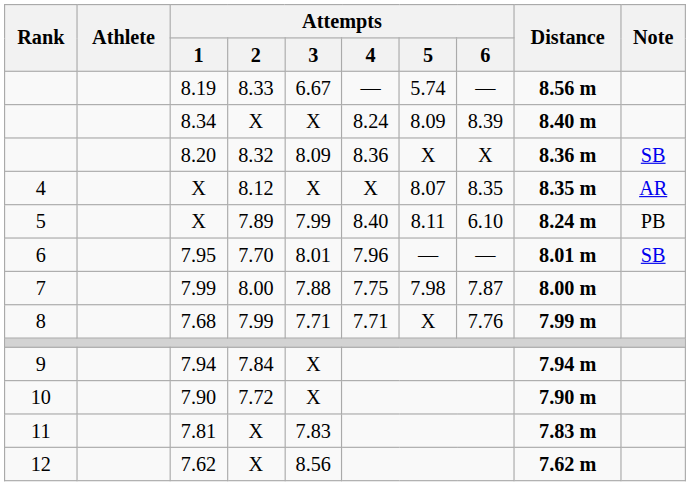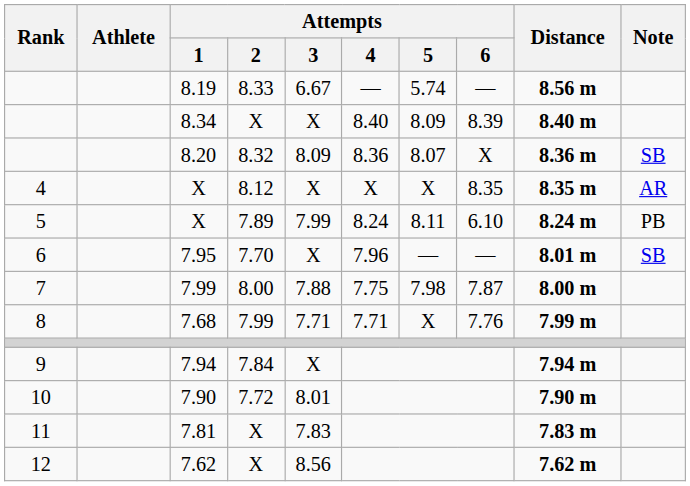(371, 120) 8.24 -> (371, 120) 8.40
(428, 154) X -> (428, 154) 8.07
(428, 187) 8.07 -> (428, 187) X
(371, 221) 8.40 -> (371, 221) 8.24
(313, 254) 8.01 -> (313, 254) X
(313, 397) X -> (313, 397) 8.01
